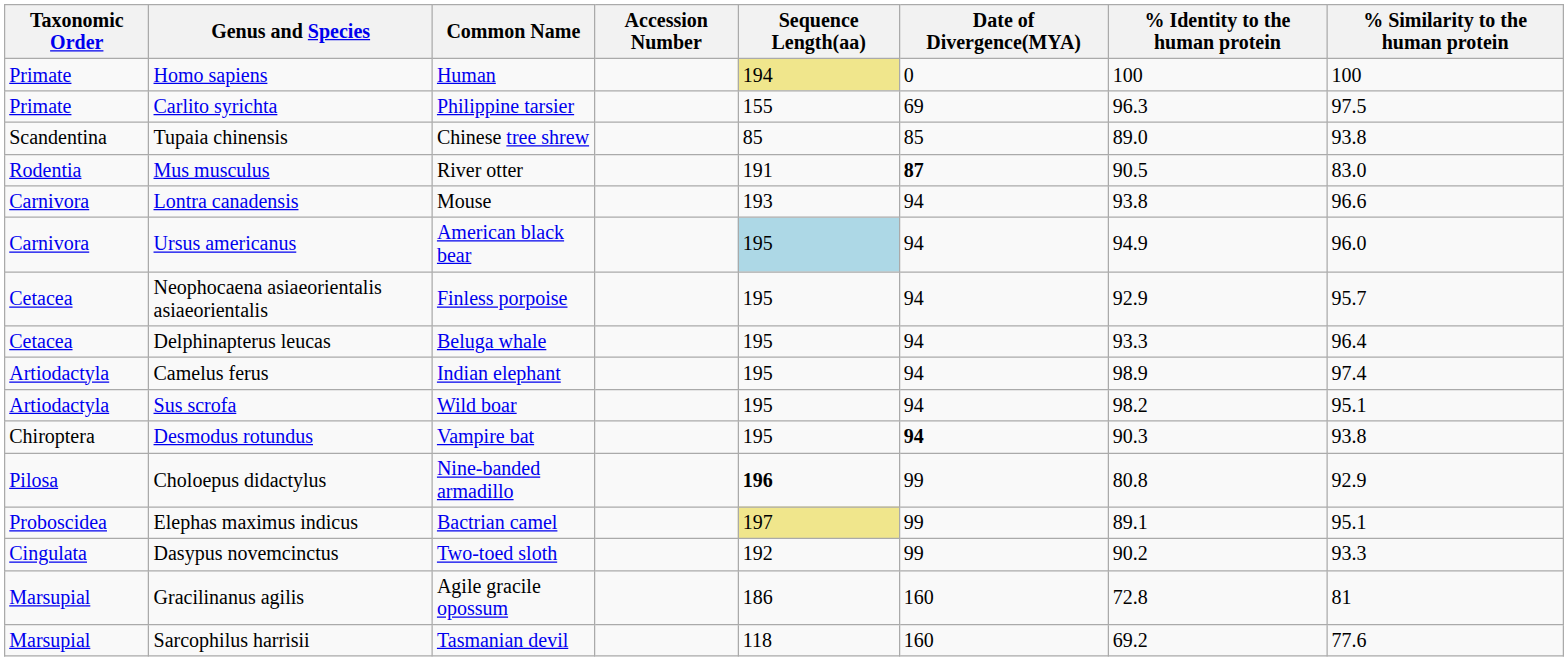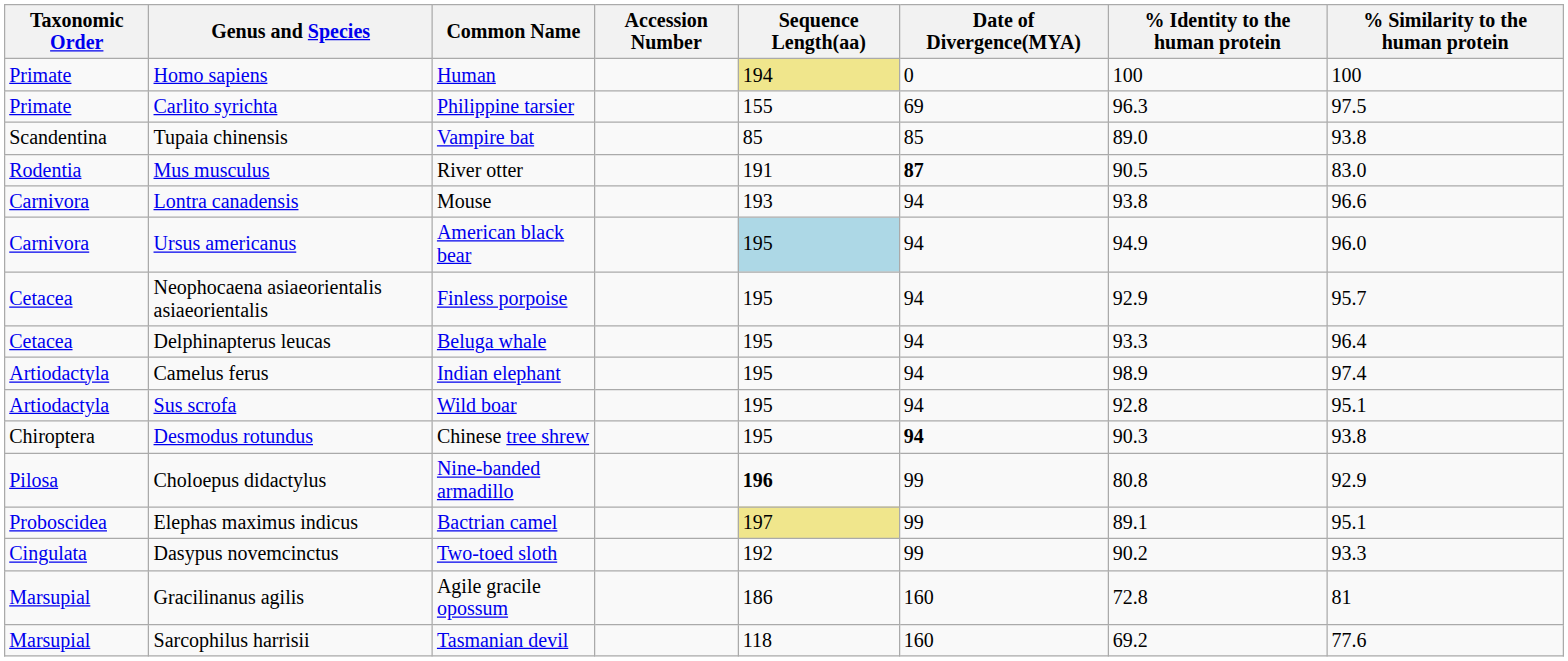(513, 138) Chinese tree shrew -> (486, 138) Vampire bat
(1130, 405) 98.2 -> (1130, 405) 92.8
(486, 436) Vampire bat -> (513, 436) Chinese tree shrew
